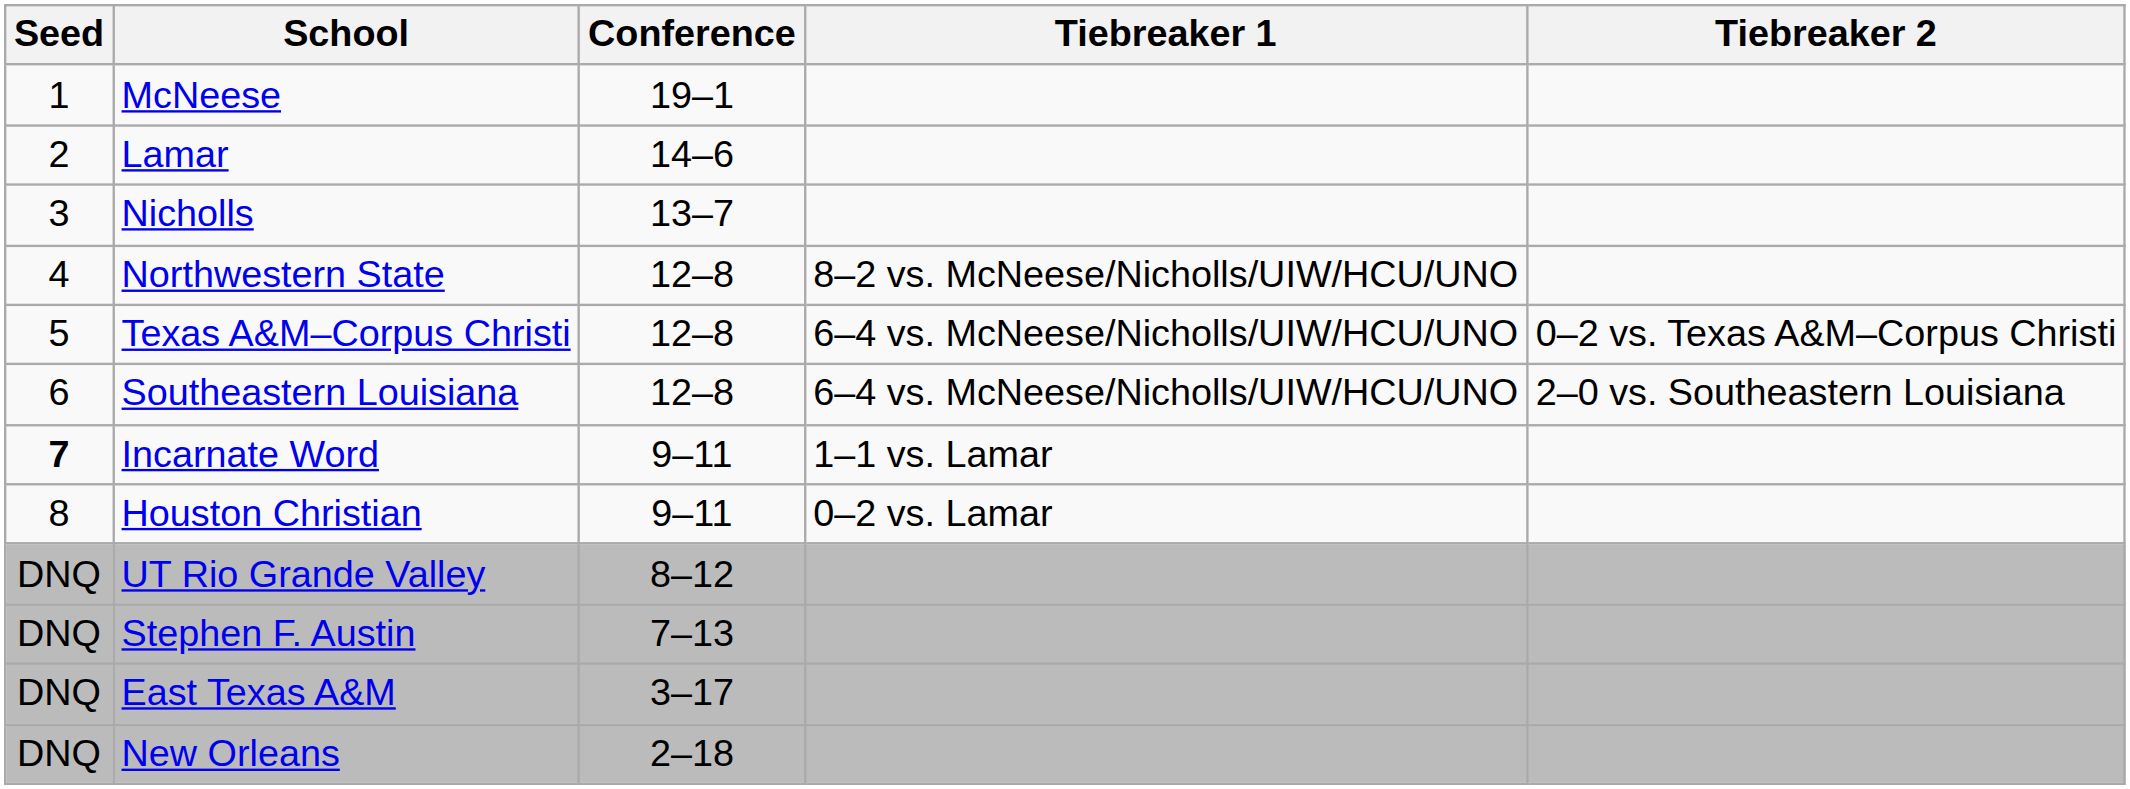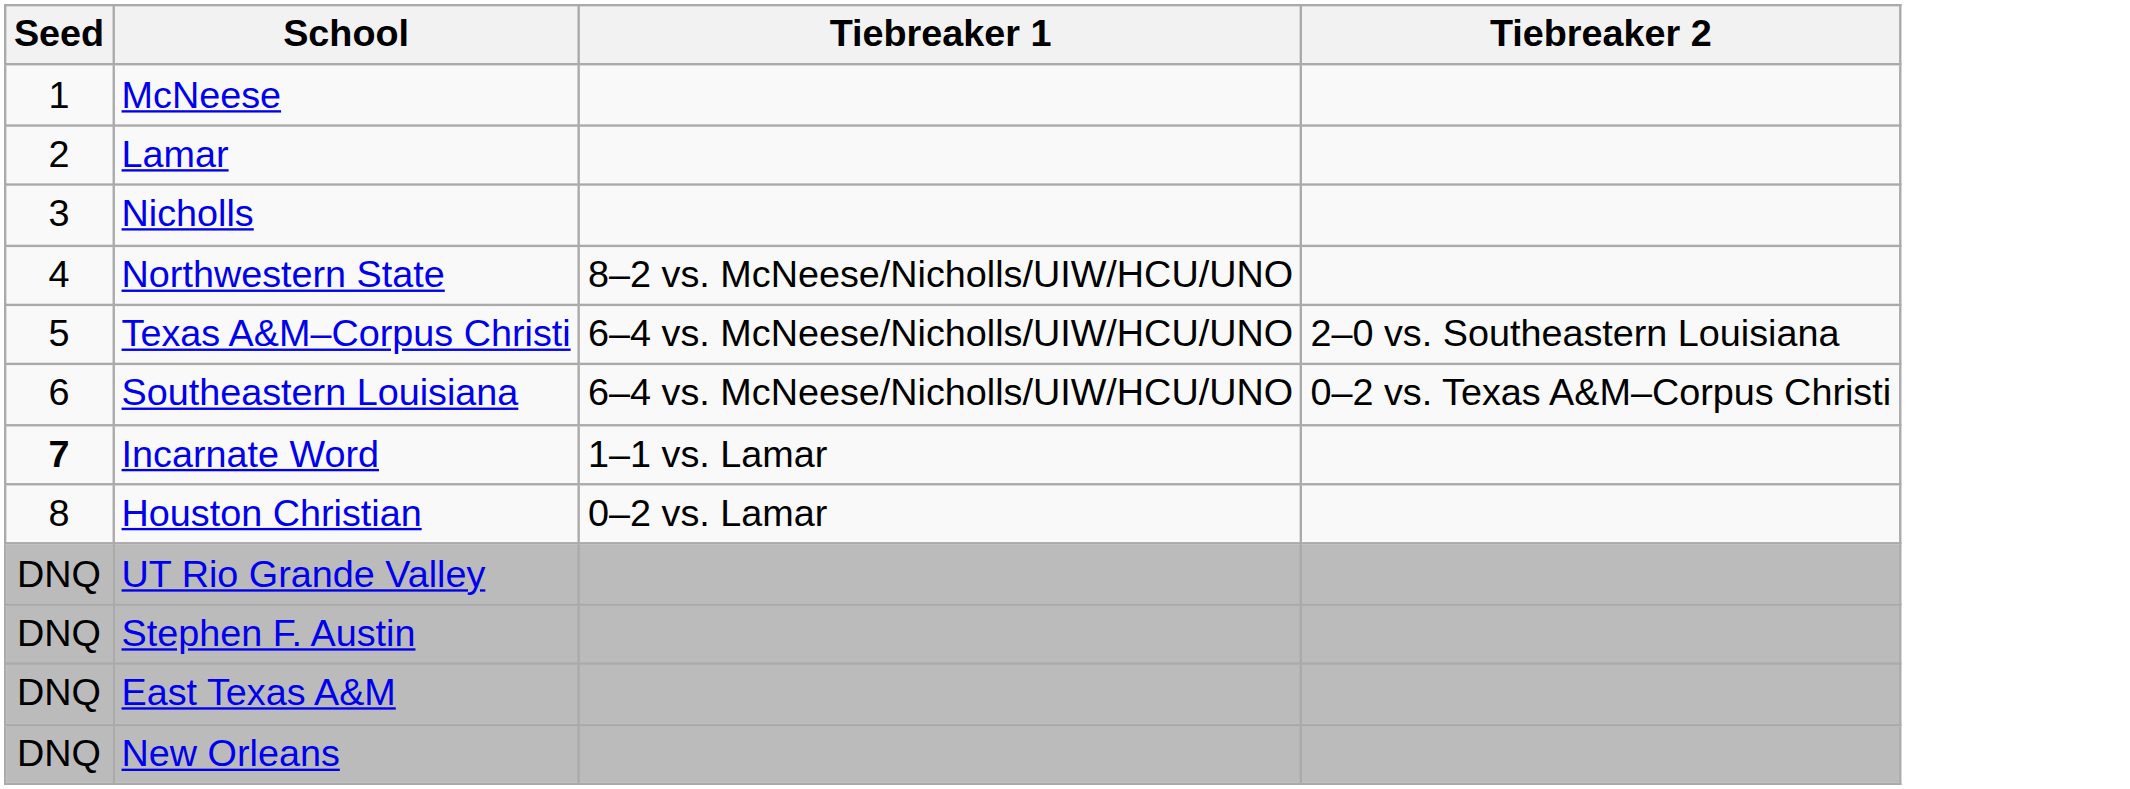- column: (692, 34)
(1826, 333) 0–2 vs. Texas A&M–Corpus Christi -> (1575, 333) 2–0 vs. Southeastern Louisiana
(1800, 393) 2–0 vs. Southeastern Louisiana -> (1601, 393) 0–2 vs. Texas A&M–Corpus Christi
